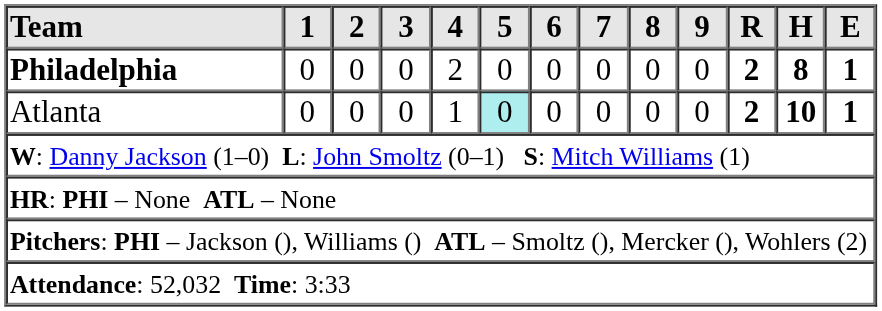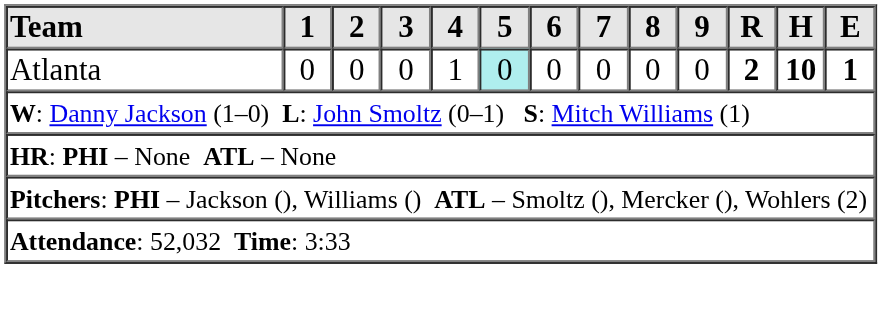- row: (94, 69)
